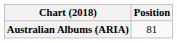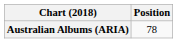(152, 29) 81 -> (152, 29) 78
